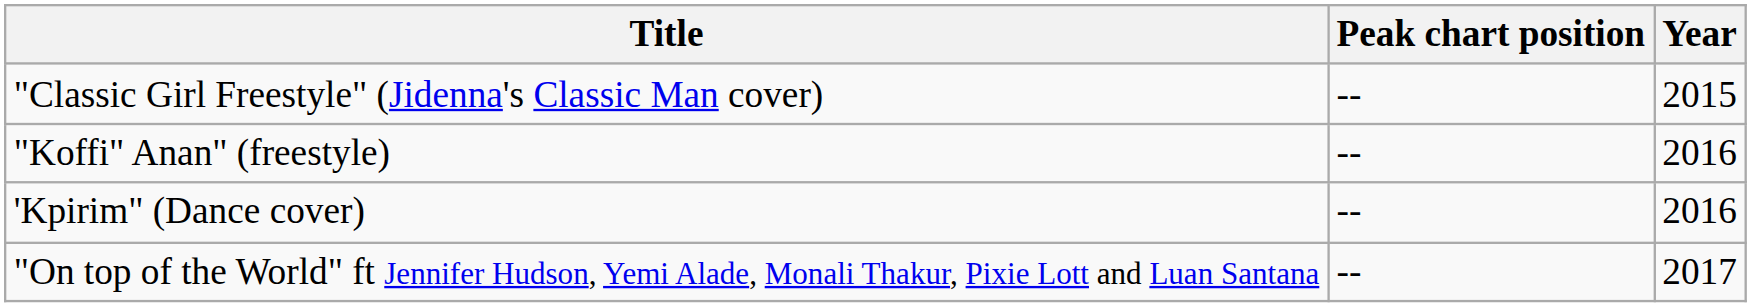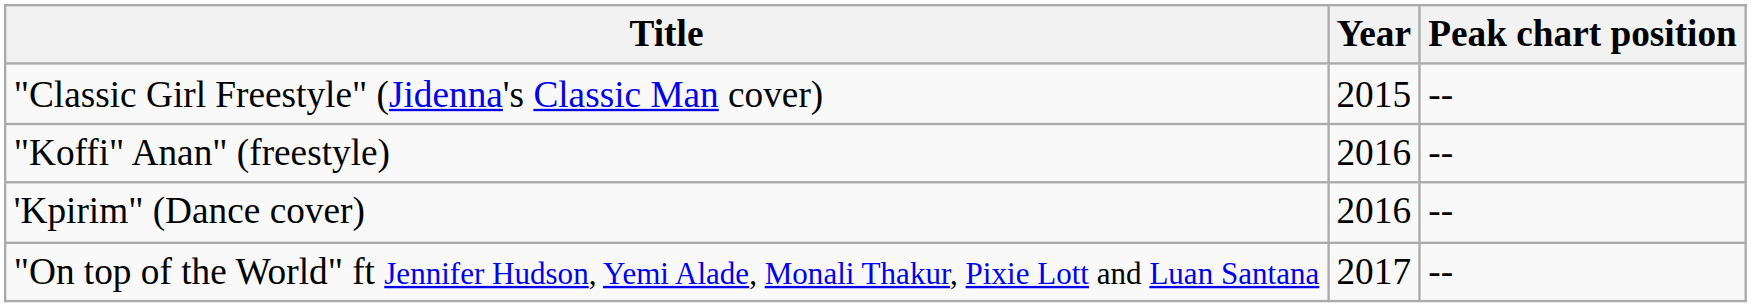columns swapped: (1700, 34) <-> (1491, 34)
